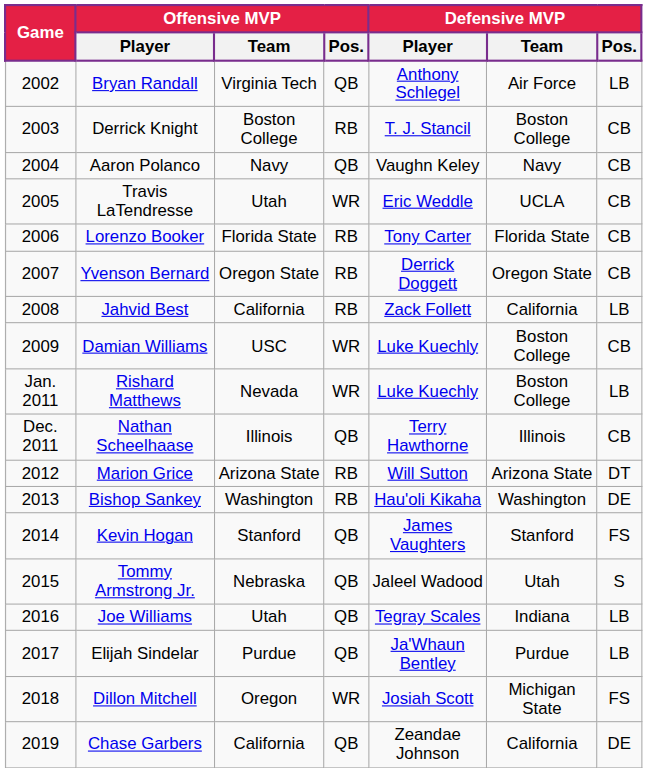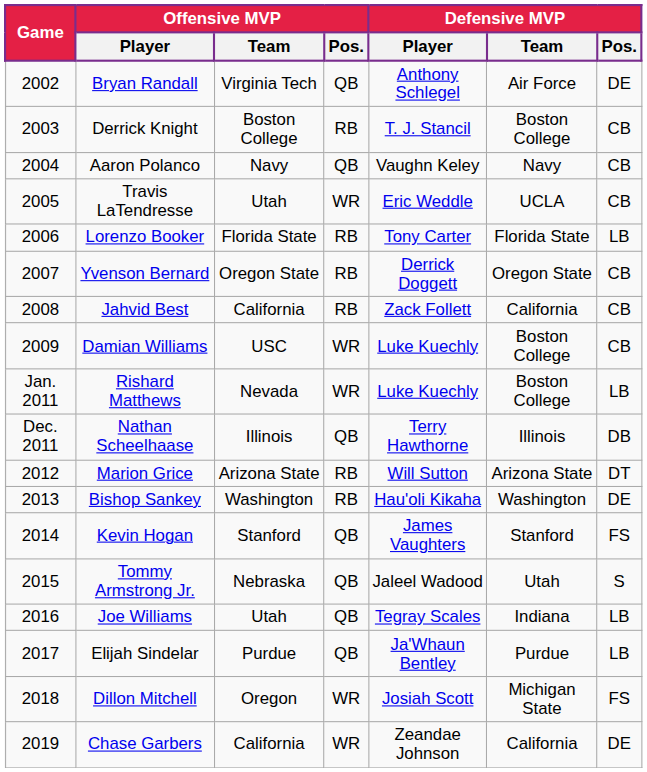(619, 83) LB -> (619, 83) DE
(619, 237) CB -> (619, 237) LB
(619, 309) LB -> (619, 309) CB
(619, 436) CB -> (619, 436) DB
(346, 744) QB -> (346, 744) WR
